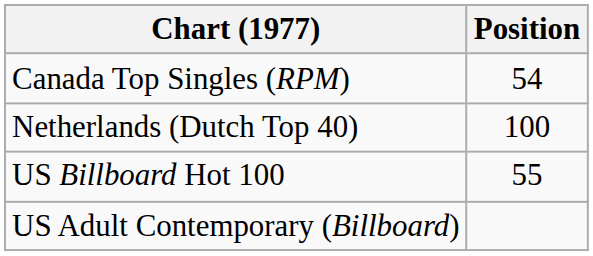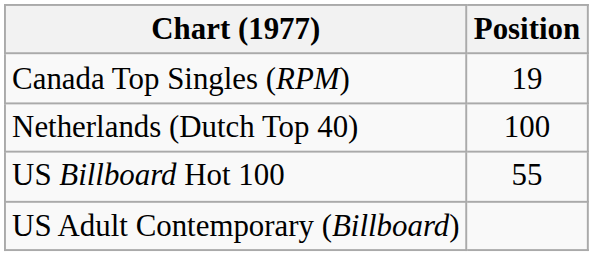(527, 77) 54 -> (527, 77) 19
